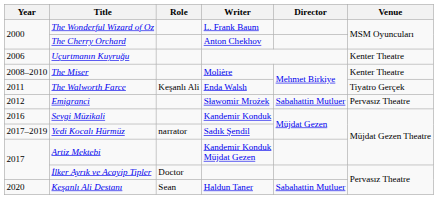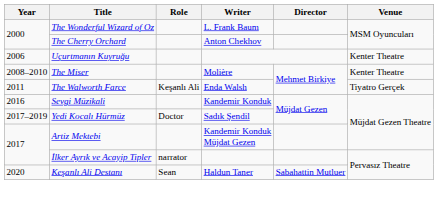- row: (71, 102)
(173, 132) narrator -> (171, 117) Doctor
(171, 172) Doctor -> (173, 157) narrator
